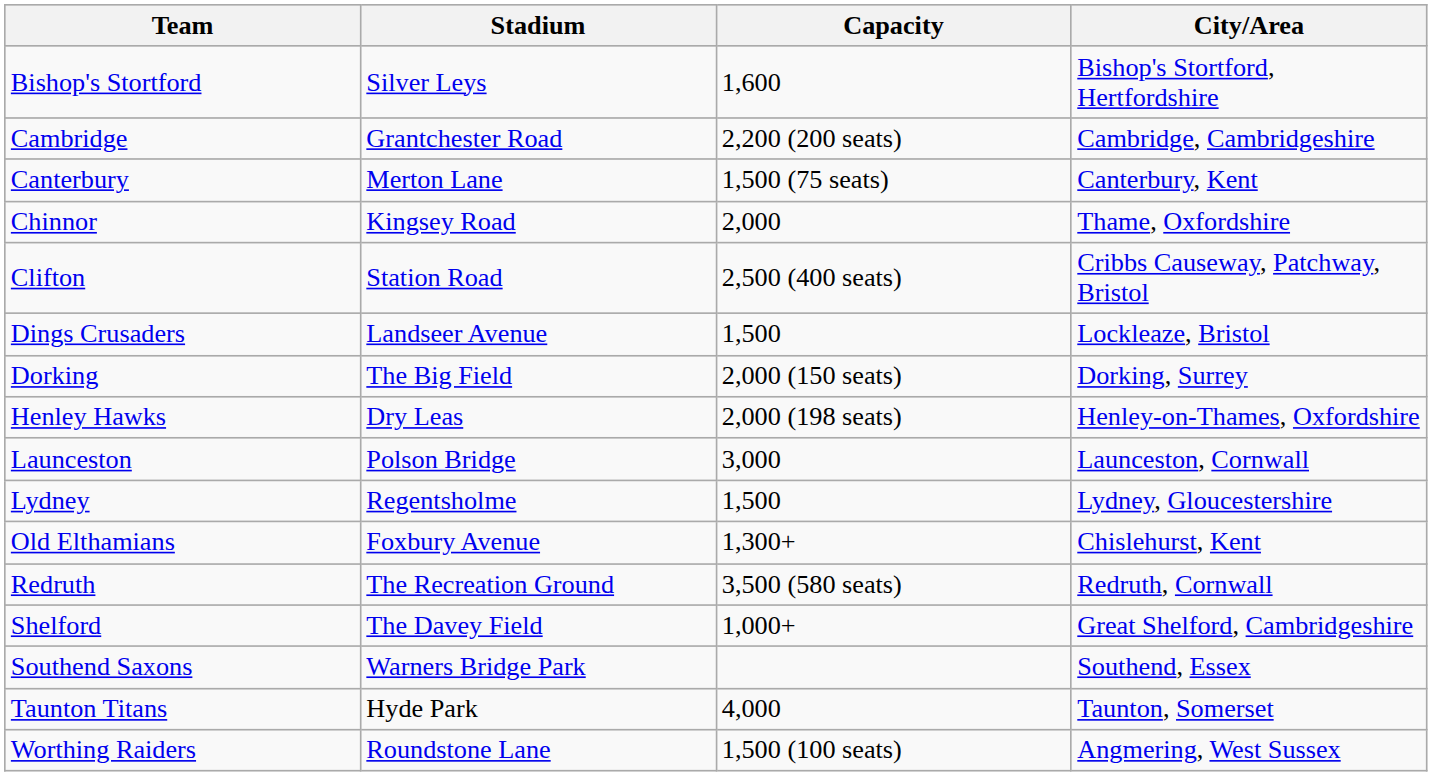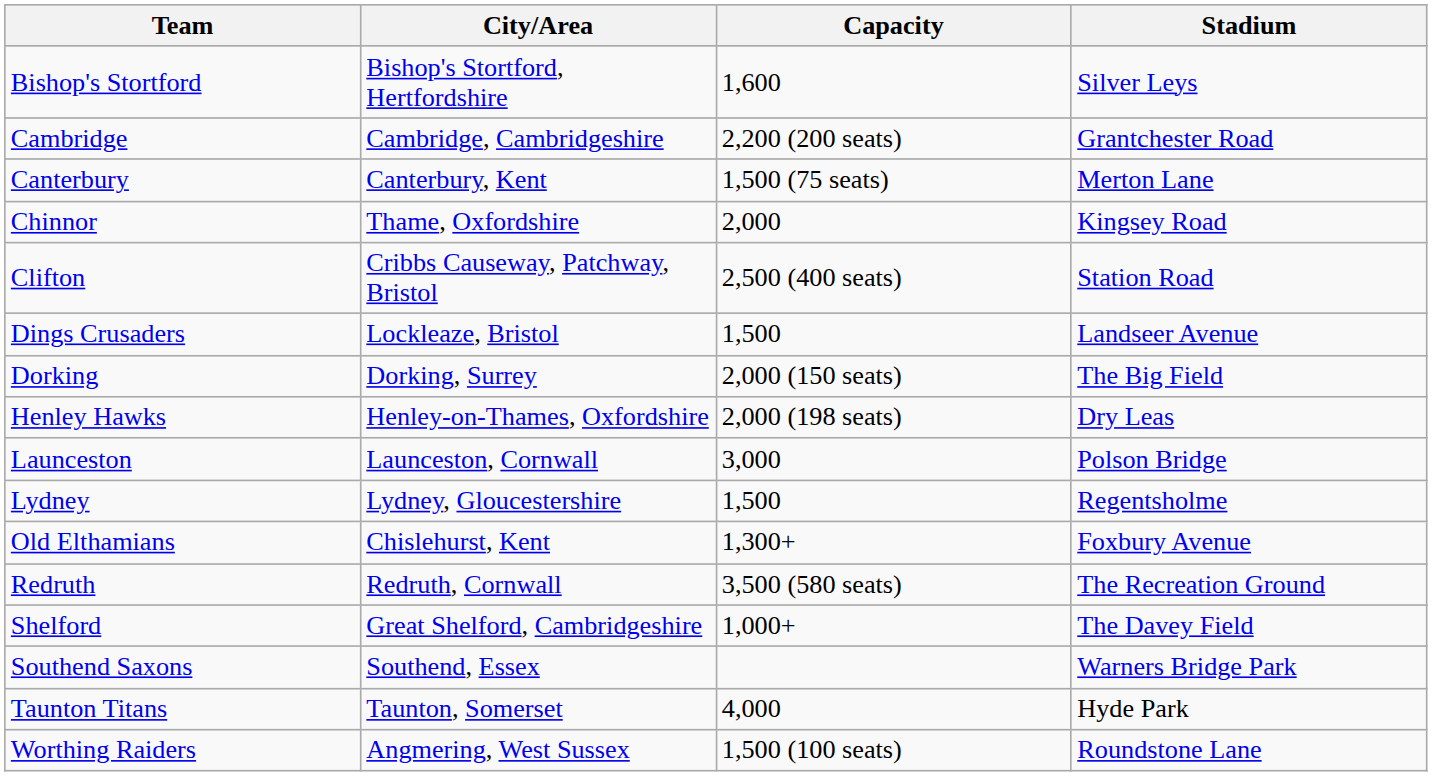columns swapped: (538, 25) <-> (1249, 25)
